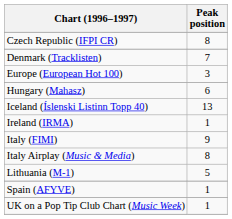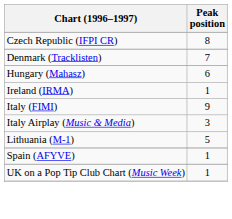- row: (65, 73)
- row: (77, 106)
(207, 156) 8 -> (207, 123) 3
